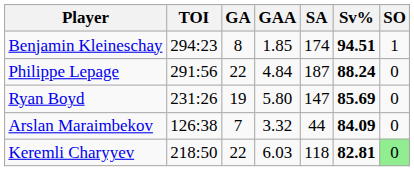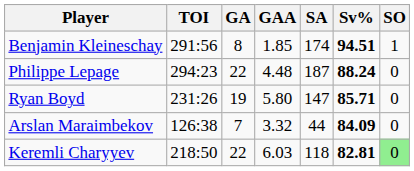(194, 44) 294:23 -> (194, 44) 291:56
(194, 71) 291:56 -> (194, 71) 294:23
(277, 71) 4.84 -> (277, 71) 4.48
(356, 98) 85.69 -> (356, 98) 85.71
